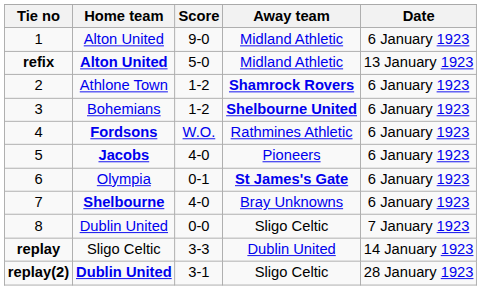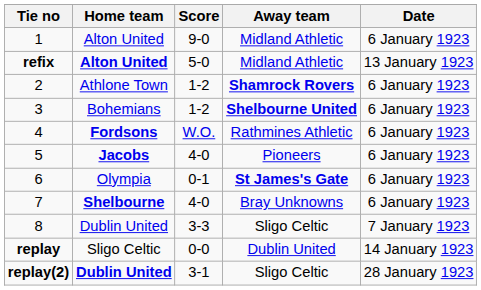(199, 226) 0-0 -> (199, 226) 3-3
(199, 249) 3-3 -> (199, 249) 0-0
